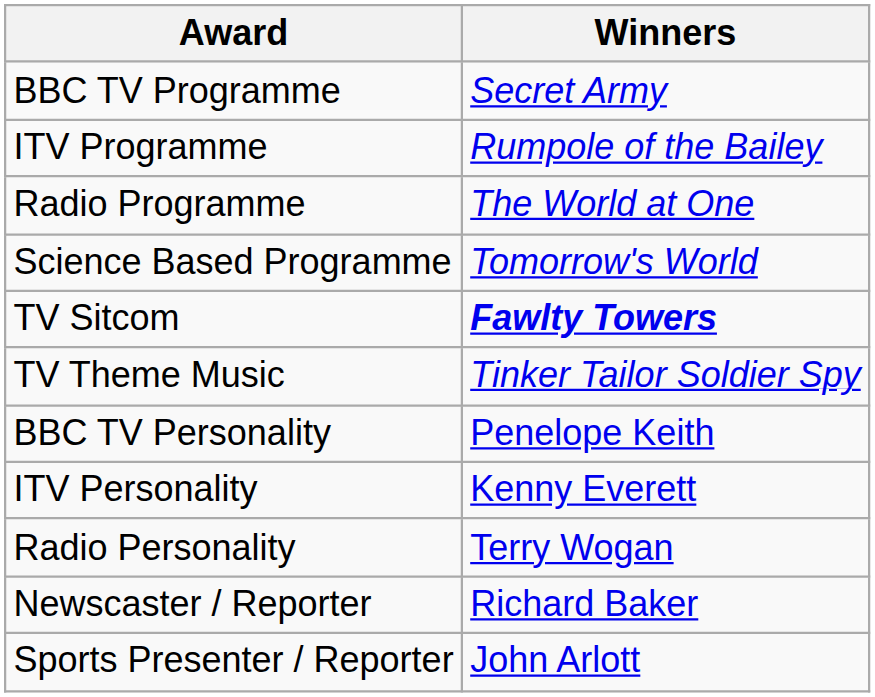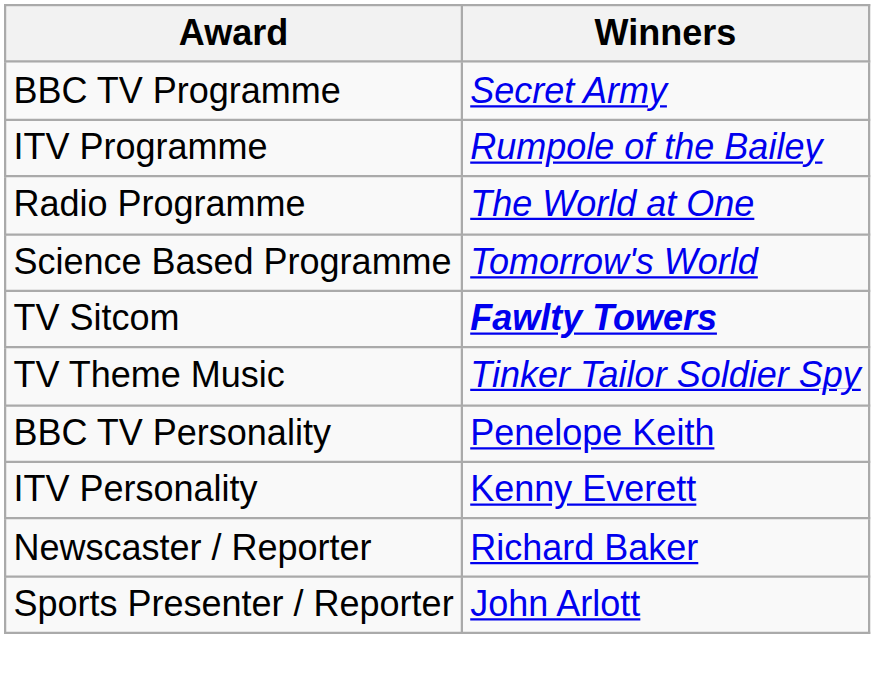- row: (155, 546)
